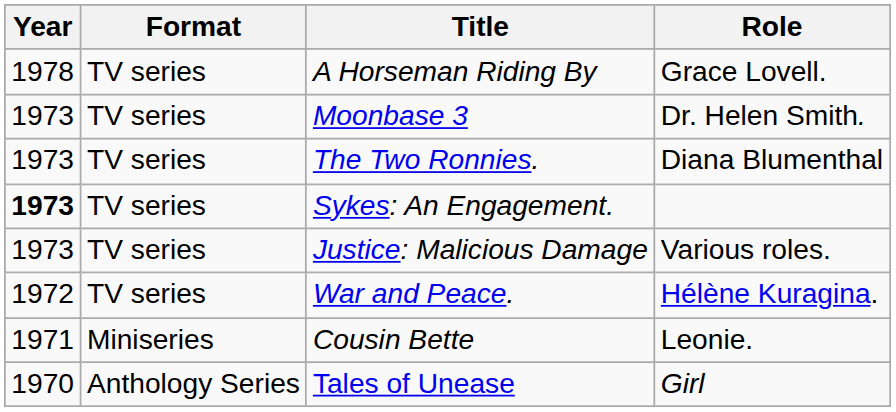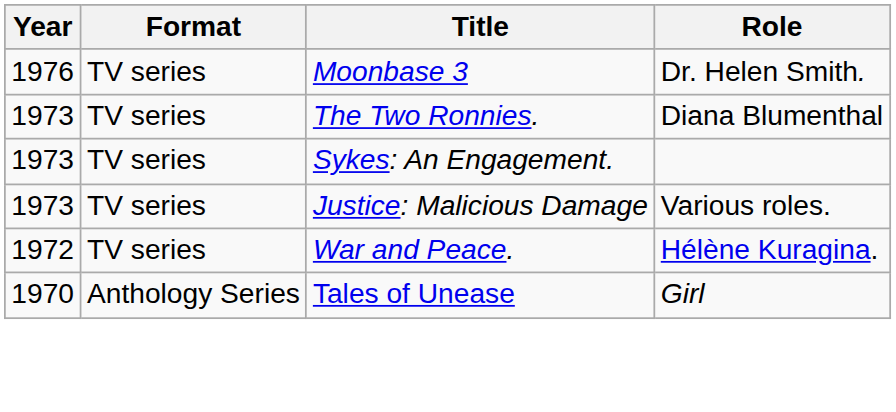- row: (455, 71)
(43, 116) 1973 -> (43, 71) 1976
(43, 205) bold -> (43, 160) normal
- row: (393, 339)
